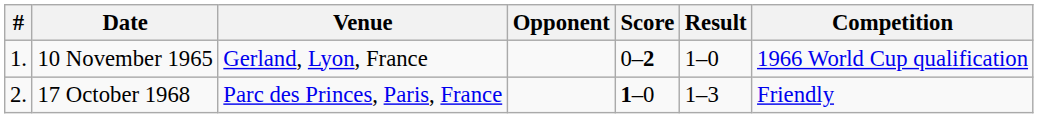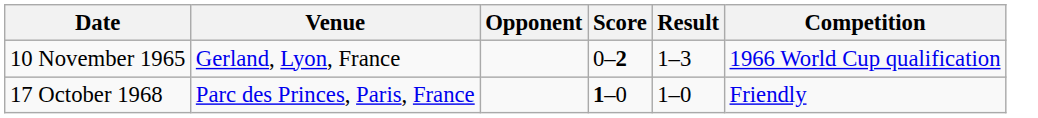- column: (18, 22)
(702, 58) 1–0 -> (674, 58) 1–3
(702, 94) 1–3 -> (674, 94) 1–0
